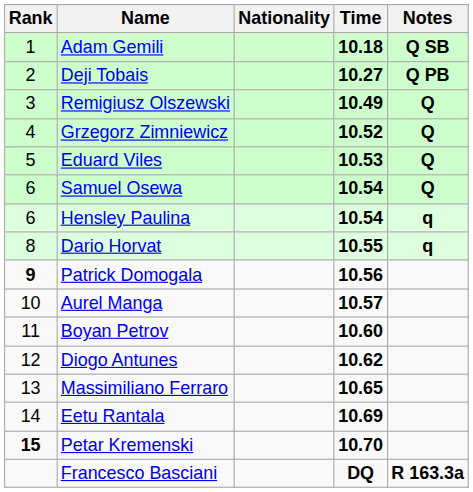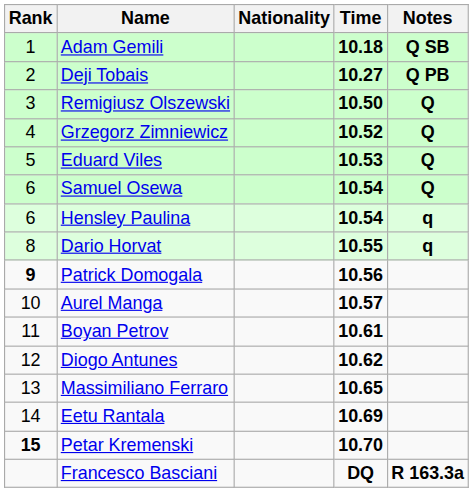(361, 103) 10.49 -> (361, 103) 10.50
(361, 331) 10.60 -> (361, 331) 10.61
